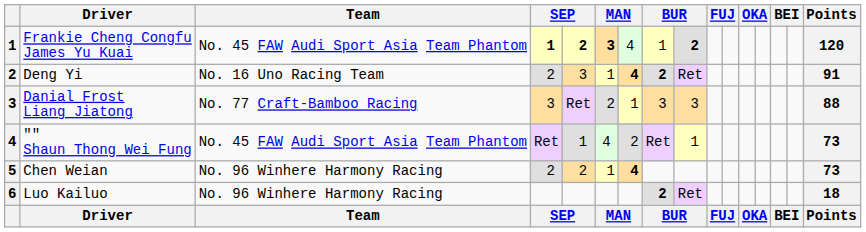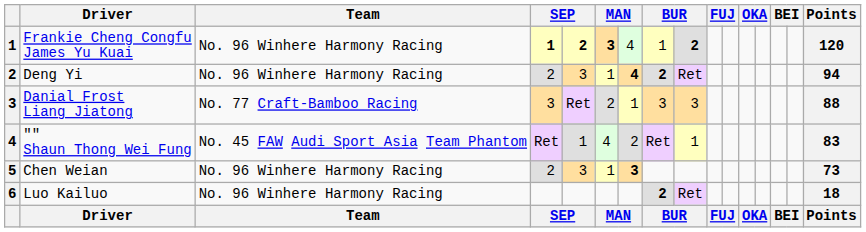(363, 45) No. 45 FAW Audi Sport Asia Team Phantom -> (321, 45) No. 96 Winhere Harmony Racing
(291, 75) No. 16 Uno Racing Team -> (321, 75) No. 96 Winhere Harmony Racing
(832, 75) 91 -> (832, 75) 94
(832, 142) 73 -> (832, 142) 83
(579, 172) 2 -> (579, 172) 3
(630, 172) 4 -> (630, 172) 3
